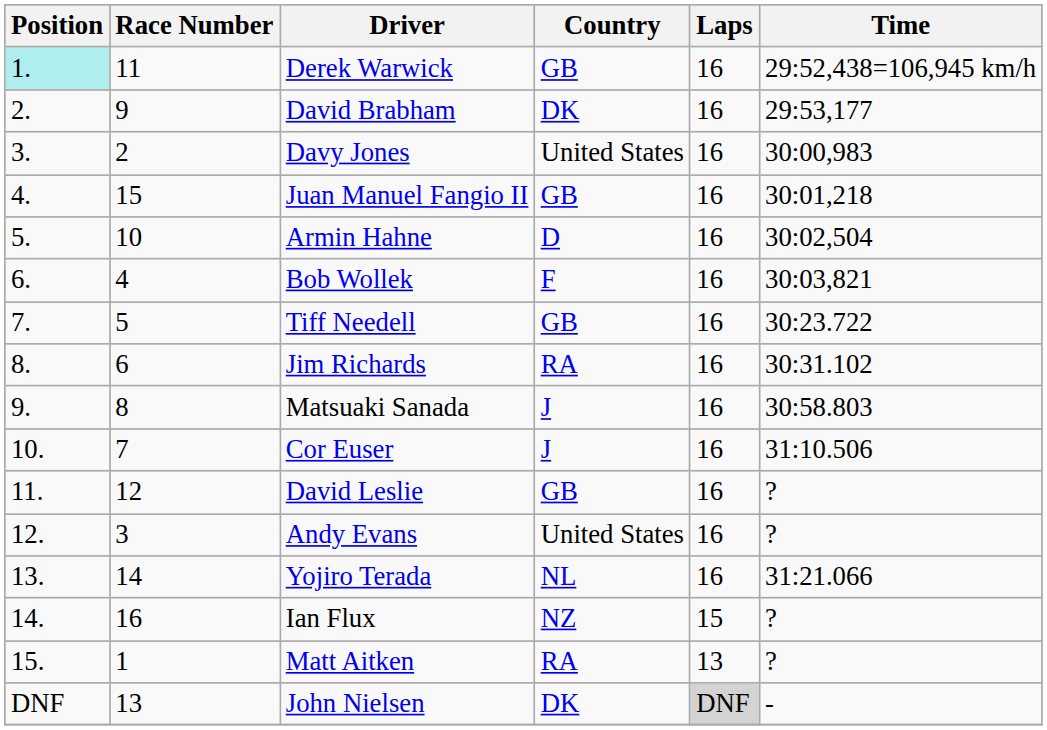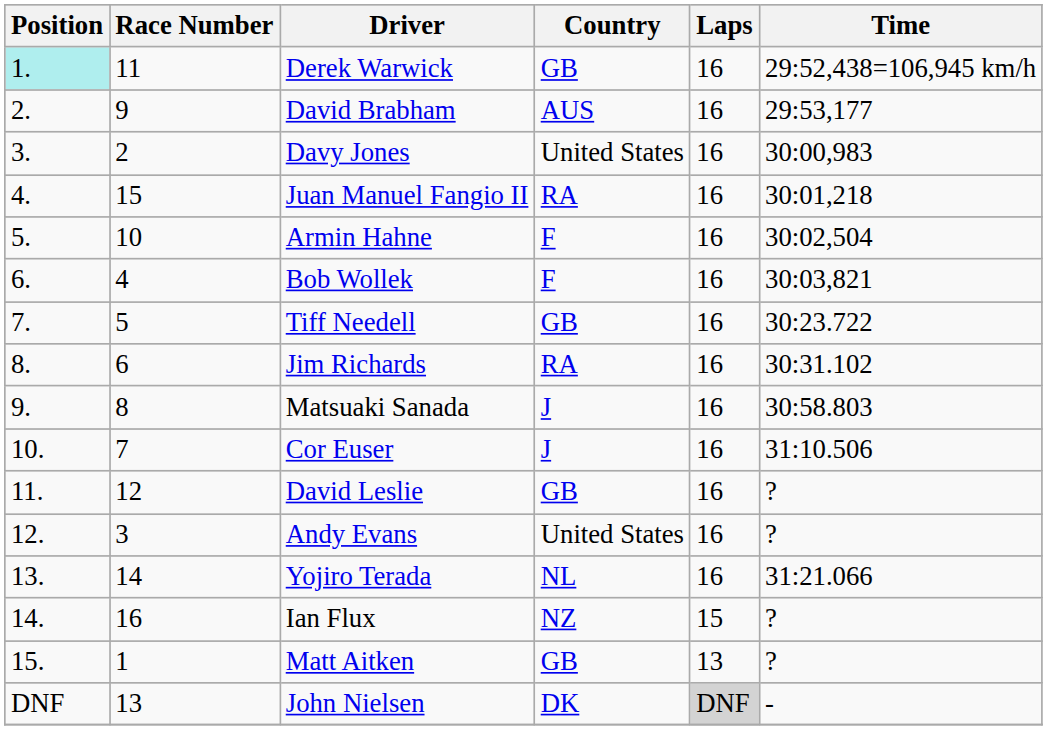(560, 110) DK -> (567, 110) AUS
(559, 195) GB -> (559, 195) RA
(550, 237) D -> (548, 237) F
(559, 661) RA -> (559, 661) GB
